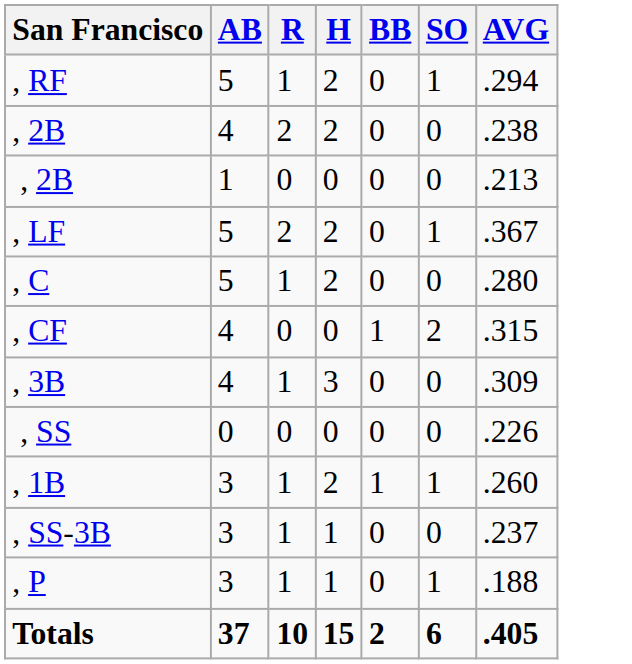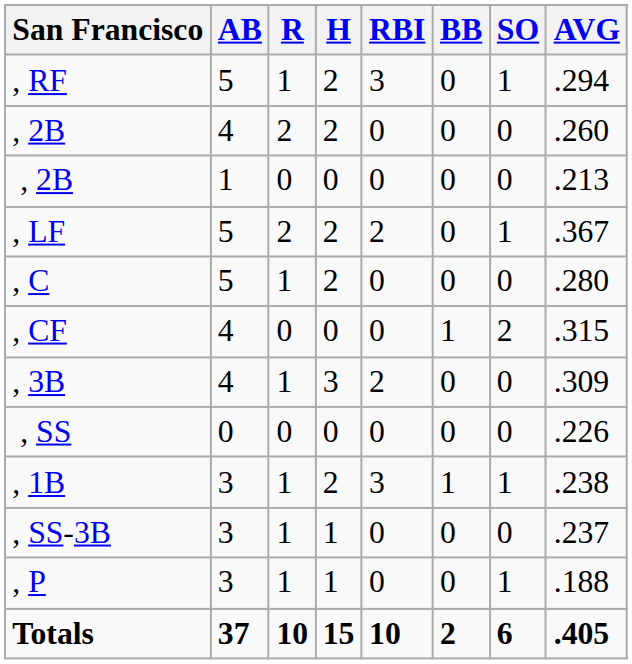+ column: (397, 29)
(511, 130) .238 -> (581, 130) .260
(511, 481) .260 -> (581, 481) .238
